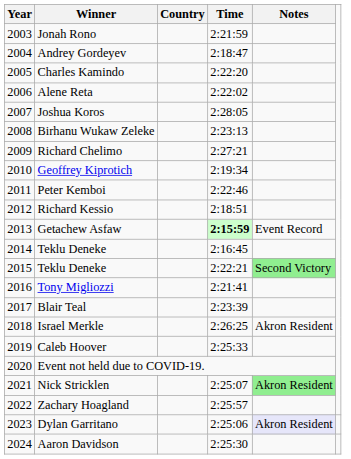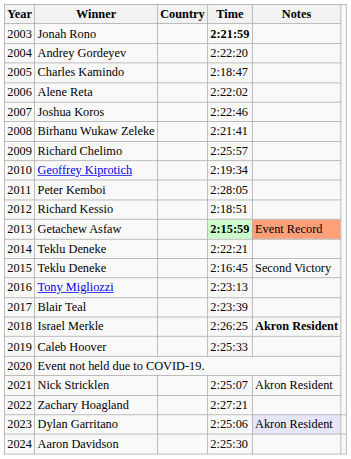(229, 33) normal -> (230, 33) bold
(229, 53) 2:18:47 -> (229, 53) 2:22:20
(229, 72) 2:22:20 -> (229, 72) 2:18:47
(229, 111) 2:28:05 -> (229, 111) 2:22:46
(229, 131) 2:23:13 -> (229, 131) 2:21:41
(229, 151) 2:27:21 -> (229, 151) 2:25:57
(229, 190) 2:22:46 -> (229, 190) 2:28:05
(289, 229) no background -> (289, 229) lightsalmon background
(229, 248) 2:16:45 -> (229, 248) 2:22:21
(229, 268) 2:22:21 -> (229, 268) 2:16:45
(293, 268) lightgreen background -> (293, 268) no background
(229, 287) 2:21:41 -> (229, 287) 2:23:13
(294, 326) normal -> (297, 326) bold
(294, 385) lightgreen background -> (294, 385) no background
(229, 405) 2:25:57 -> (229, 405) 2:27:21
